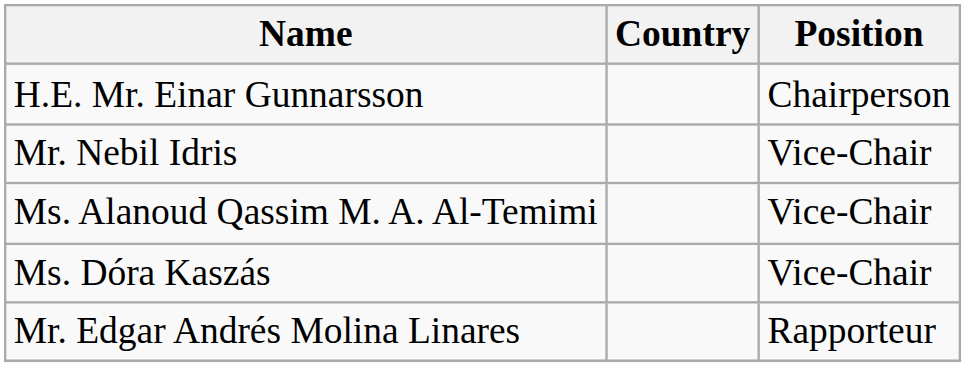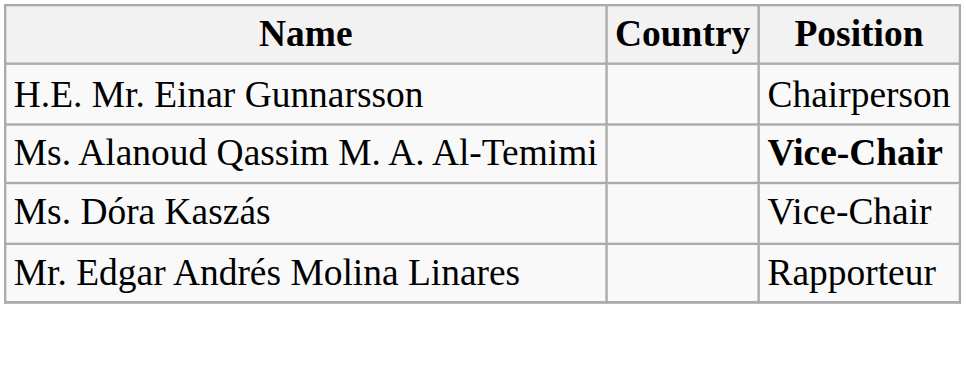- row: (126, 152)
(850, 212) normal -> (855, 152) bold
